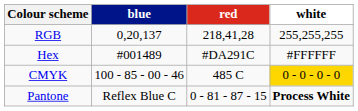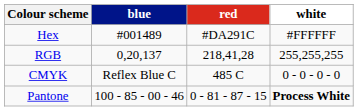rows swapped: (48, 34) <-> (48, 55)
(139, 75) 100 - 85 - 00 - 46 -> (139, 75) Reflex Blue C
(311, 75) gold background -> (311, 75) no background
(139, 95) Reflex Blue C -> (139, 95) 100 - 85 - 00 - 46
